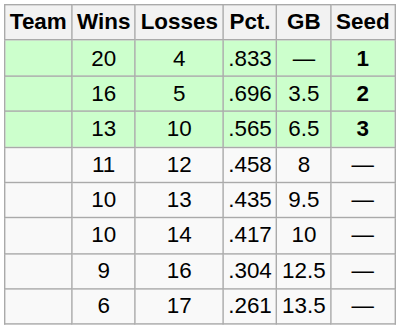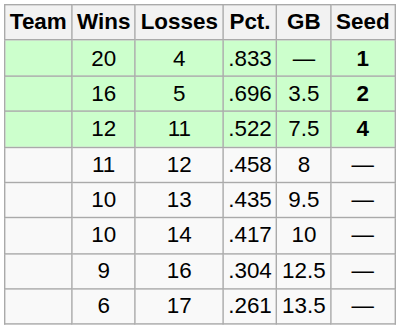- row: (250, 128)
+ row: (250, 128)
